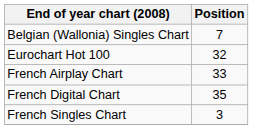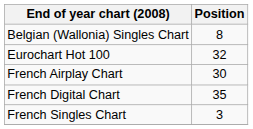(220, 34) 7 -> (220, 34) 8
(220, 74) 33 -> (220, 74) 30
